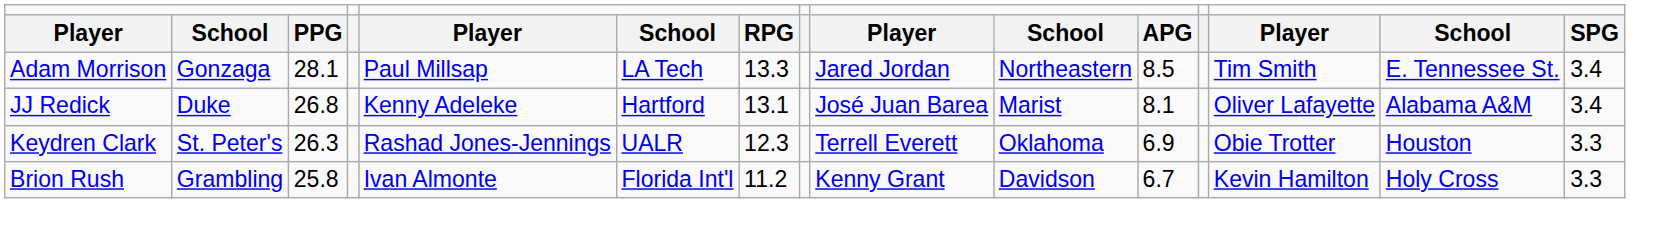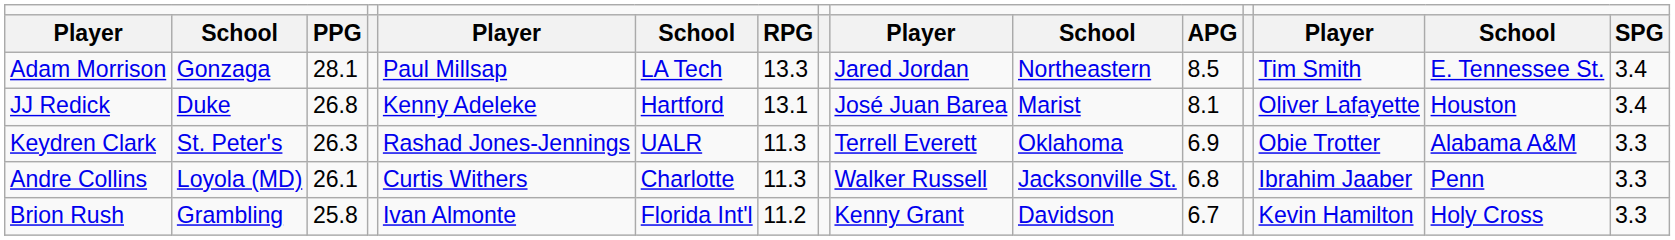(1459, 106) Alabama A&M -> (1473, 106) Houston
(767, 143) 12.3 -> (785, 143) 11.3
(1429, 143) Houston -> (1504, 143) Alabama A&M
+ row: (79, 179)
